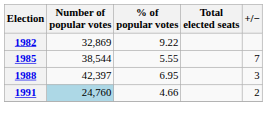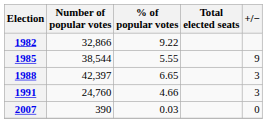(97, 42) 32,869 -> (97, 42) 32,866
(257, 59) 7 -> (257, 59) 9
(169, 76) 6.95 -> (169, 76) 6.65
(97, 93) lightblue background -> (97, 93) no background
(257, 93) 2 -> (257, 93) 3
+ row: (26, 110)
